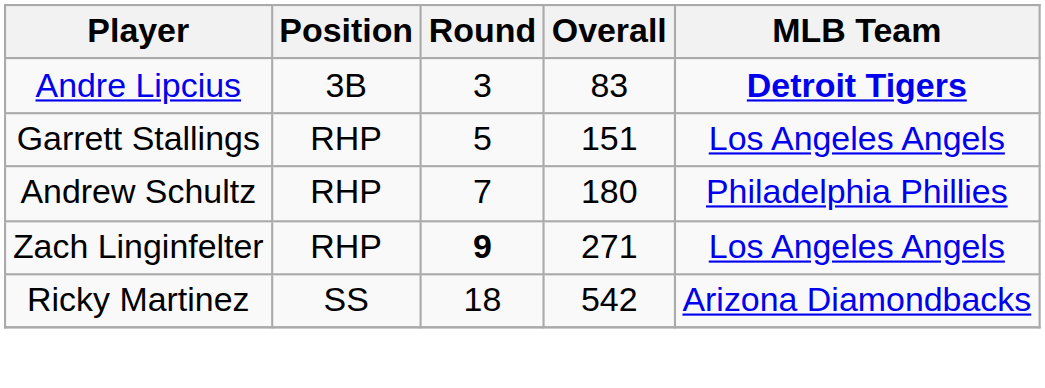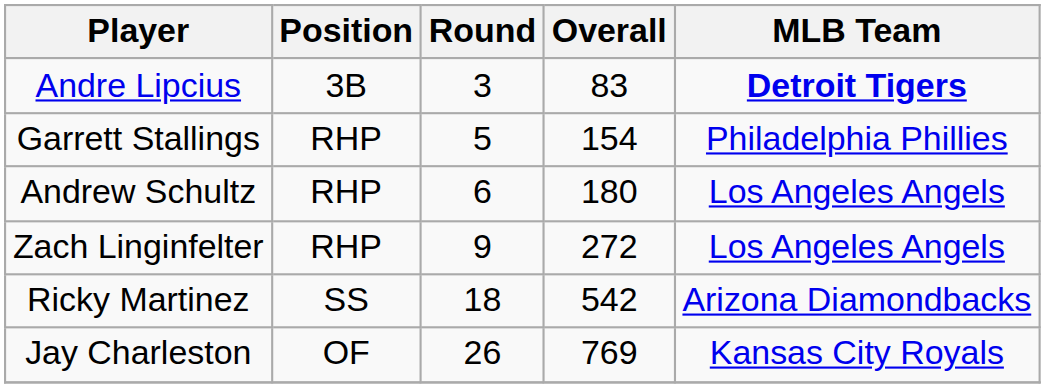(609, 138) 151 -> (609, 138) 154
(857, 138) Los Angeles Angels -> (857, 138) Philadelphia Phillies
(482, 192) 7 -> (482, 192) 6
(857, 192) Philadelphia Phillies -> (857, 192) Los Angeles Angels
(482, 246) bold -> (482, 246) normal
(609, 246) 271 -> (609, 246) 272
+ row: (138, 354)
